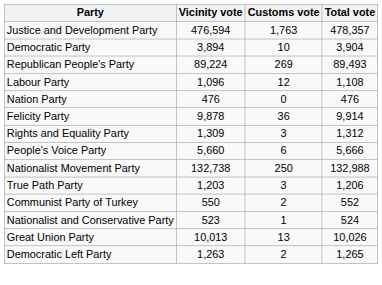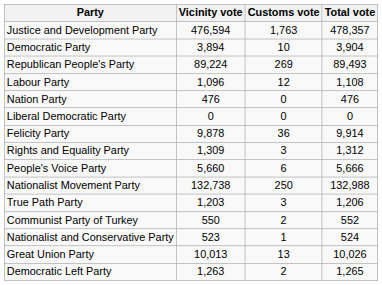+ row: (66, 116)
